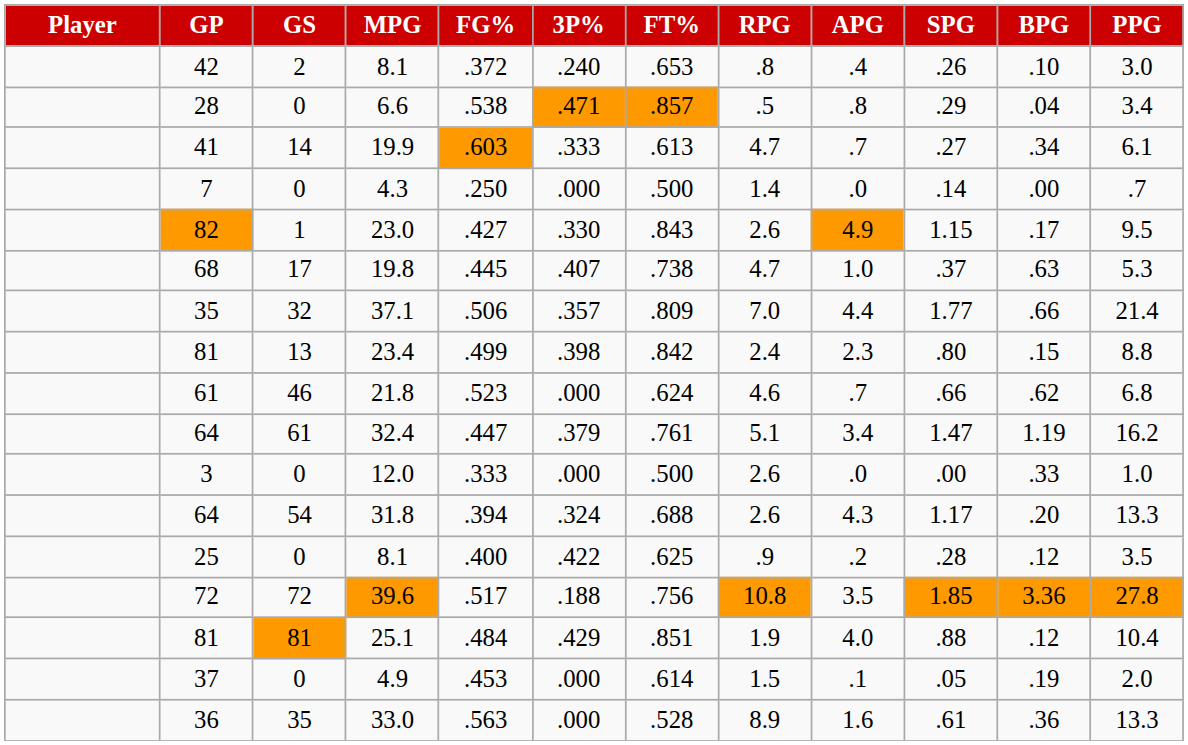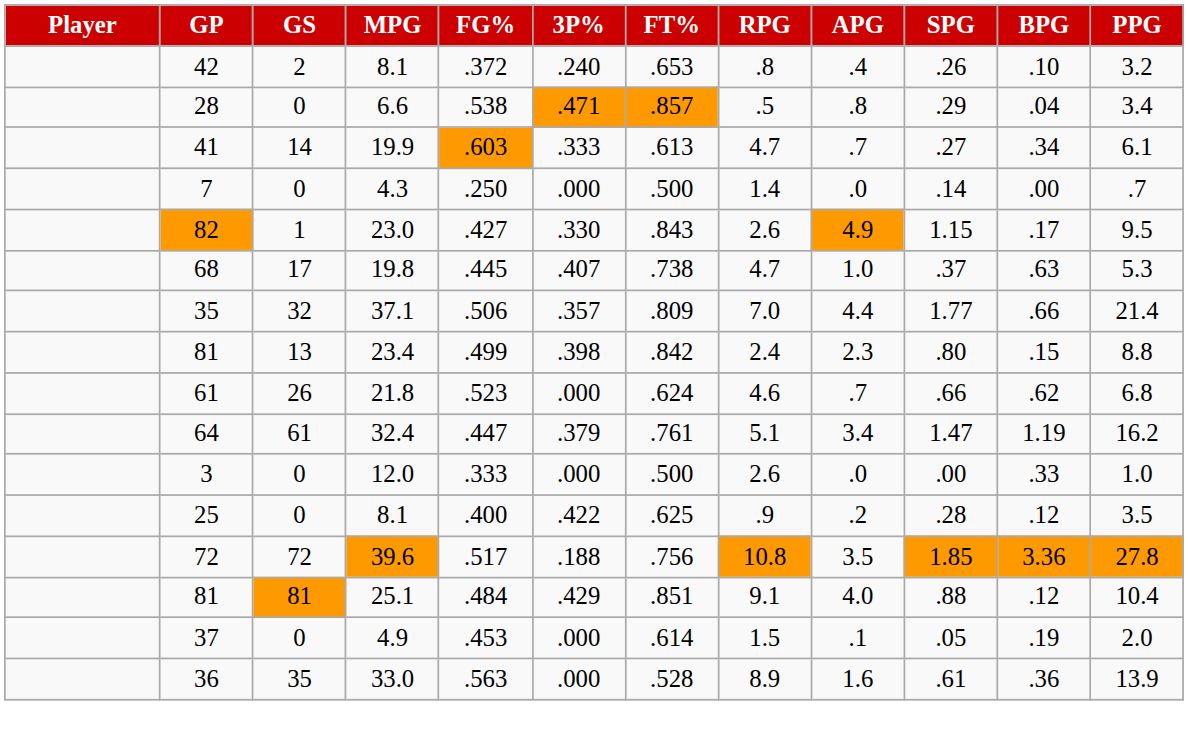(1137, 66) 3.0 -> (1137, 66) 3.2
(300, 392) 46 -> (300, 392) 26
- row: (206, 515)
(765, 638) 1.9 -> (765, 597) 9.1
(1137, 719) 13.3 -> (1137, 678) 13.9
